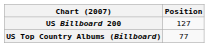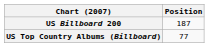(184, 23) 127 -> (184, 23) 187
